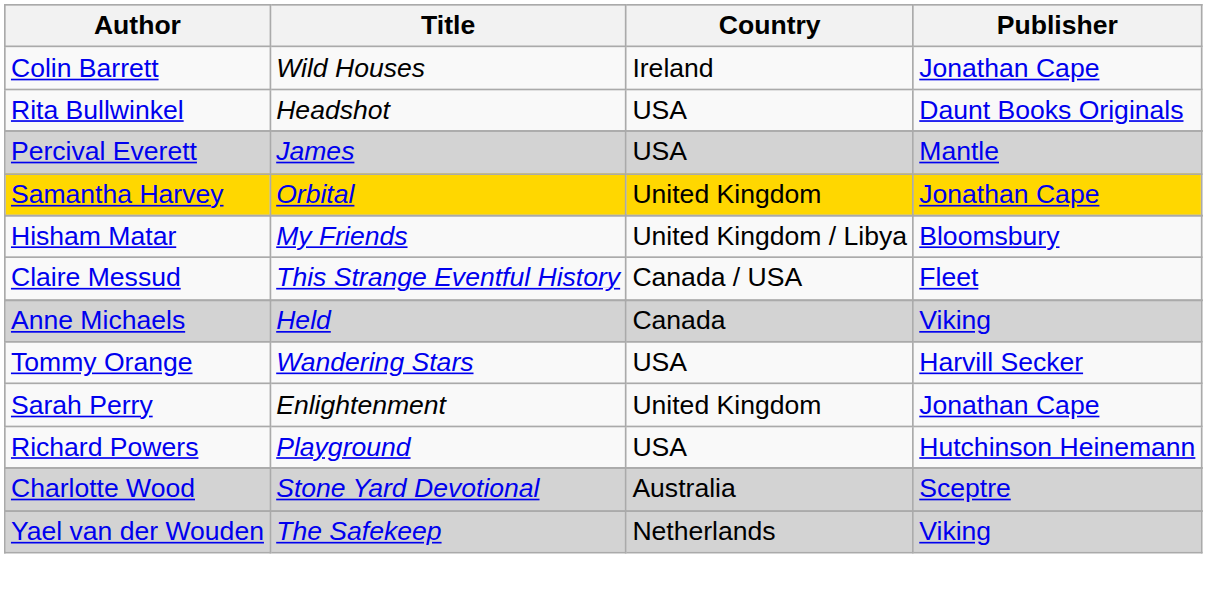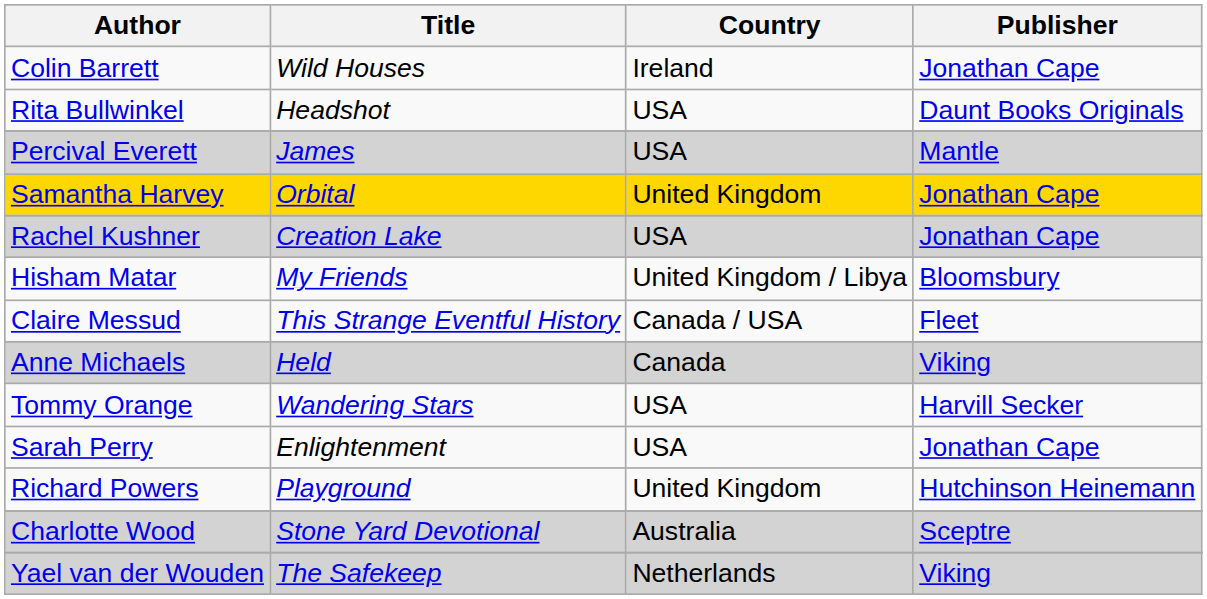+ row: (105, 236)
(727, 404) United Kingdom -> (660, 446) USA
(660, 446) USA -> (727, 488) United Kingdom
